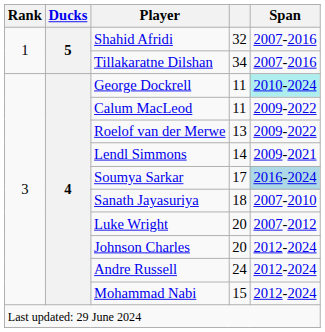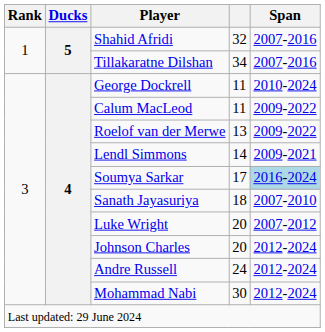(285, 85) paleturquoise background -> (285, 85) no background
(239, 293) 15 -> (239, 293) 30
